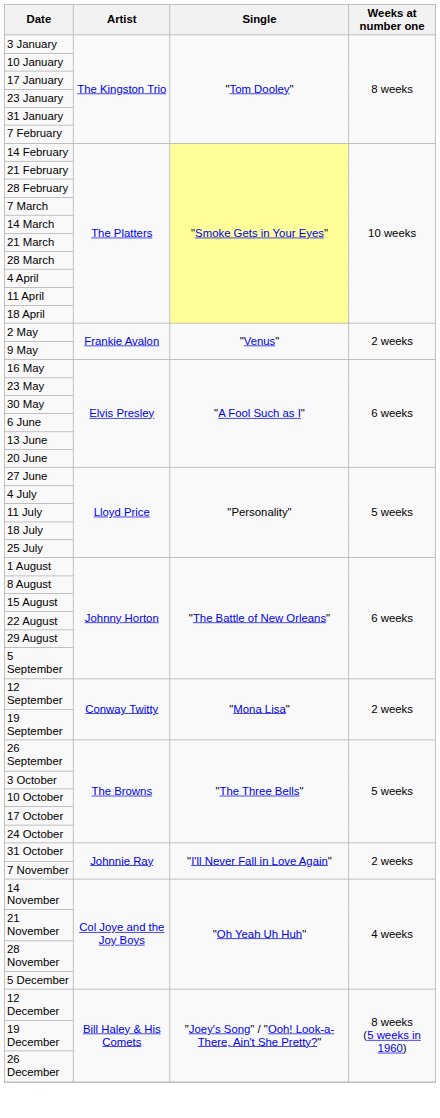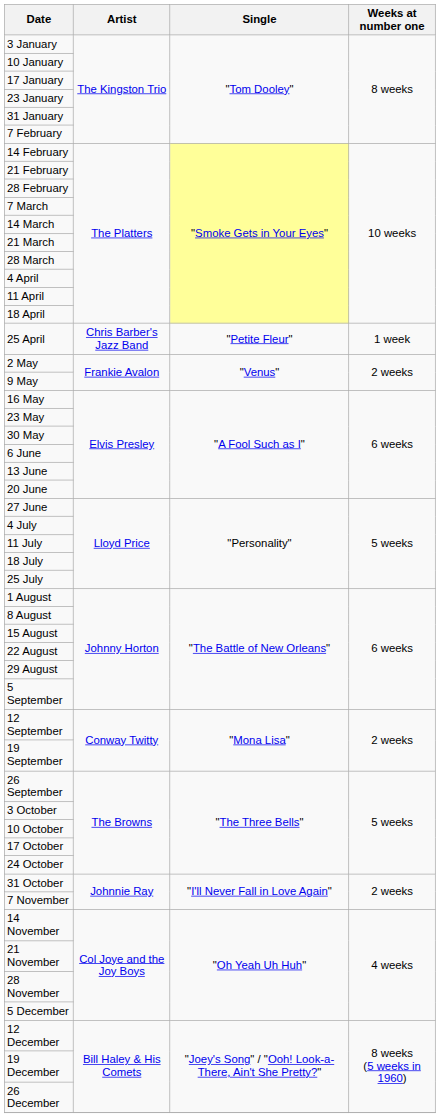+ row: (26, 338)
